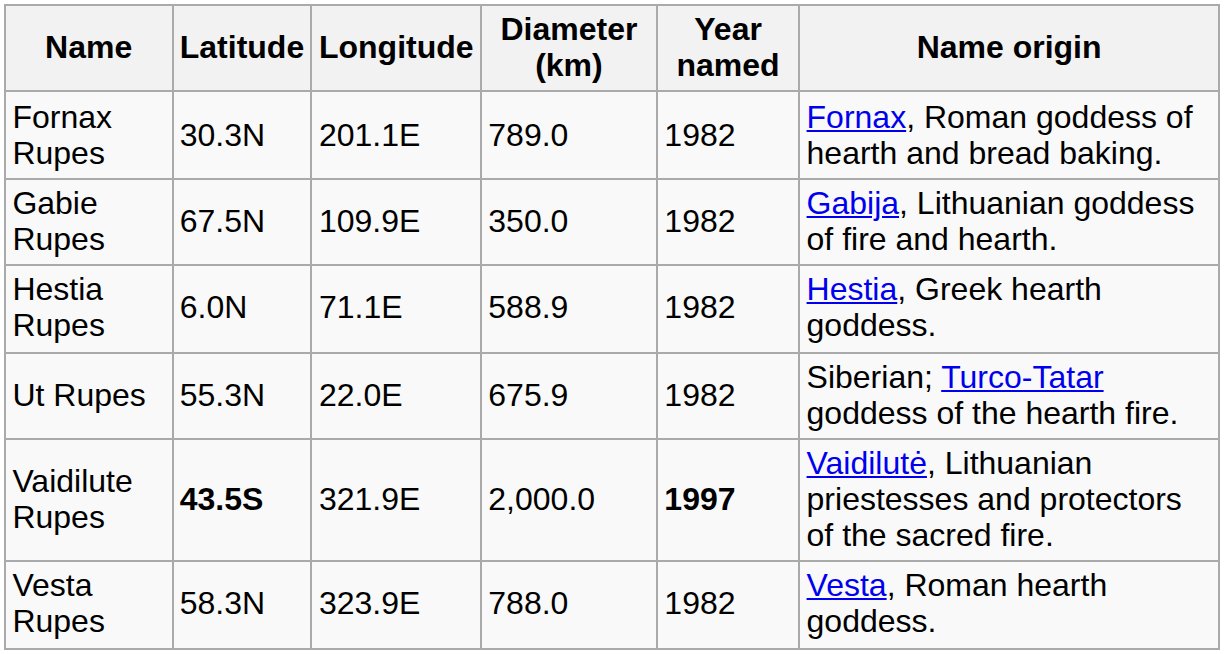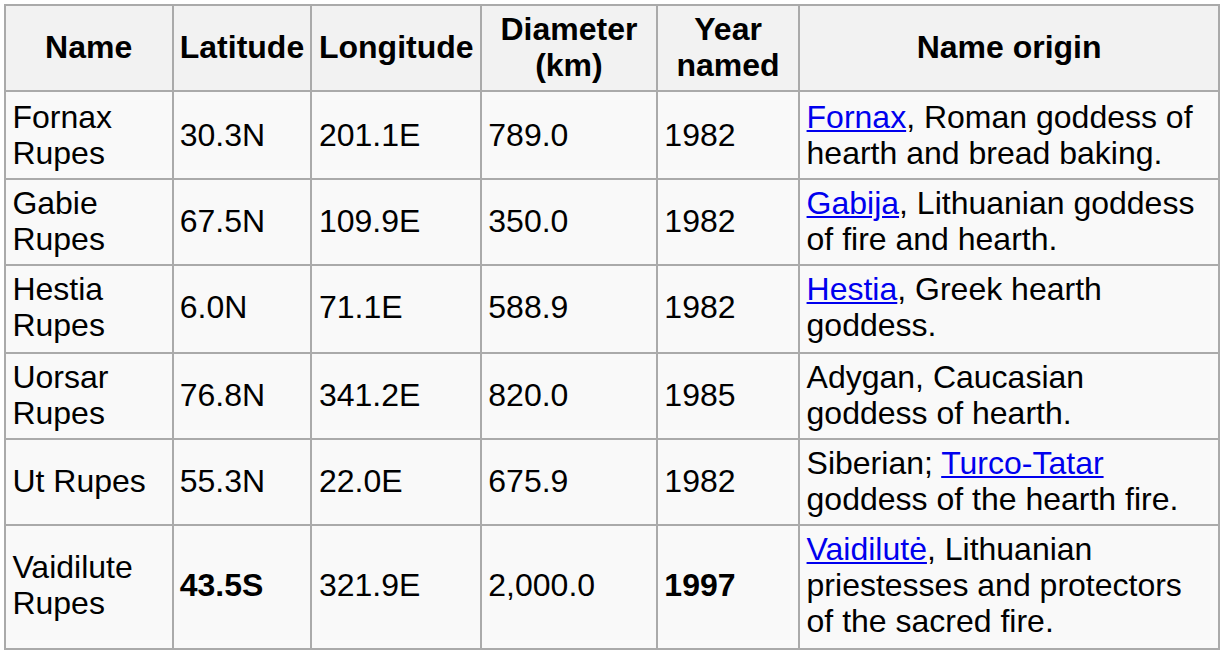+ row: (60, 394)
- row: (59, 604)
